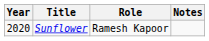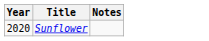- column: (130, 12)
